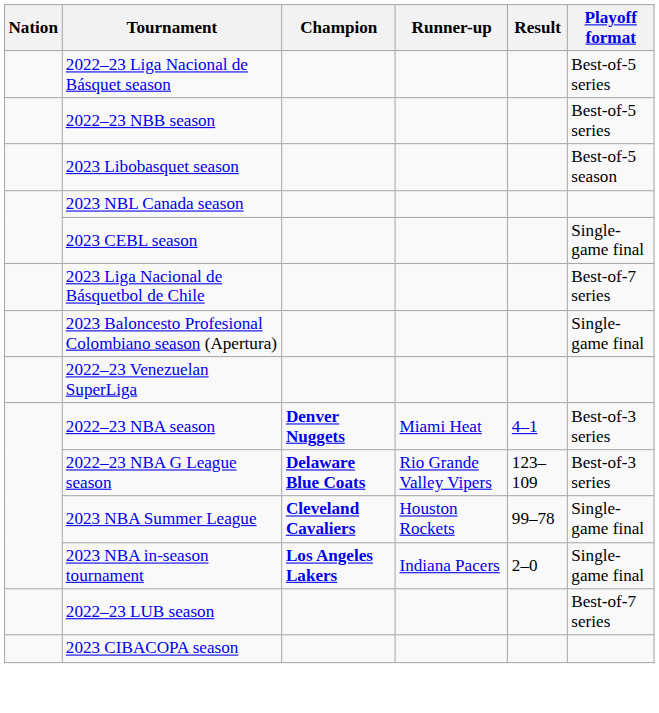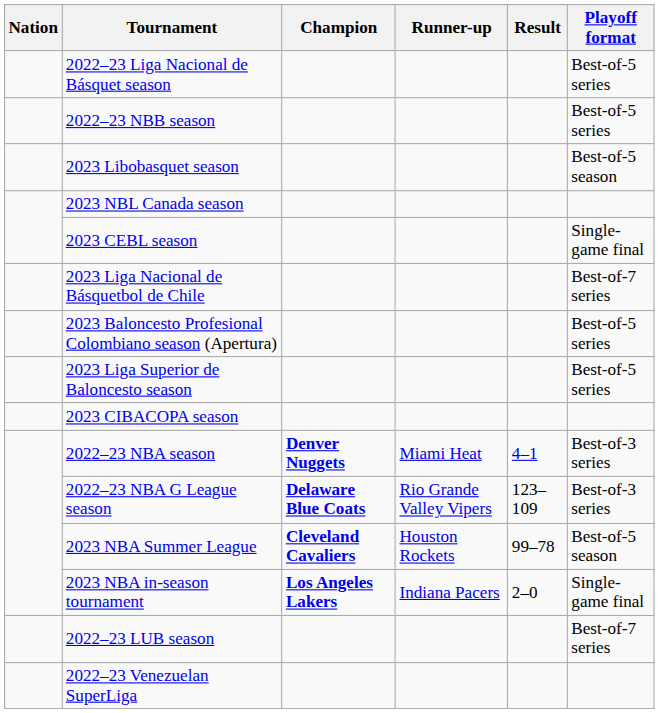(608, 333) Single-game final -> (604, 333) Best-of-5 series
+ row: (143, 379)
rows swapped: (152, 648) <-> (137, 379)
(608, 518) Single-game final -> (604, 546) Best-of-5 season
